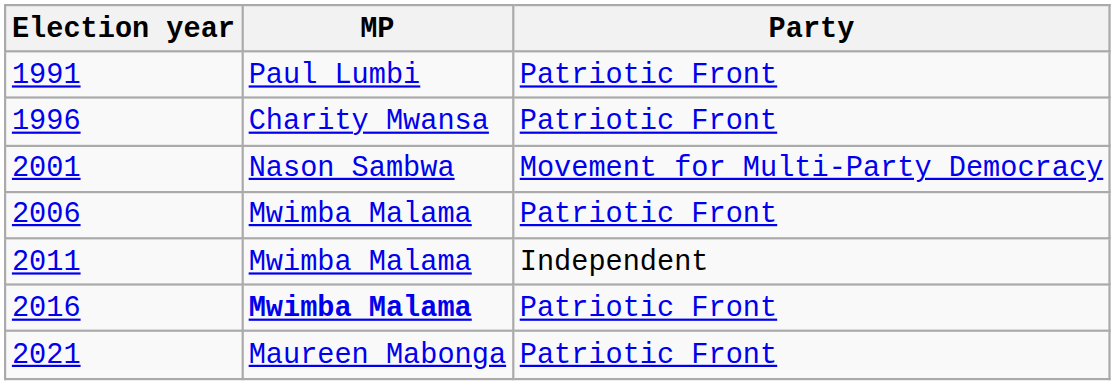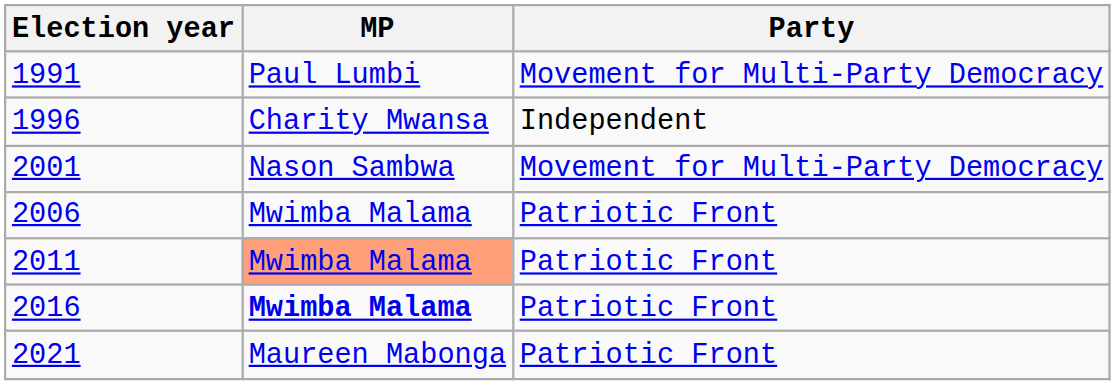(648, 75) Patriotic Front -> (812, 75) Movement for Multi-Party Democracy
(648, 122) Patriotic Front -> (614, 122) Independent
(360, 261) no background -> (360, 261) lightsalmon background
(614, 261) Independent -> (648, 261) Patriotic Front
